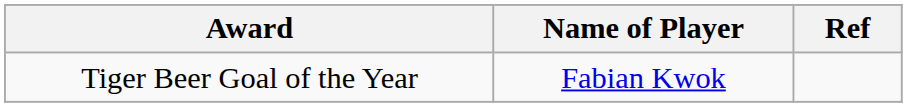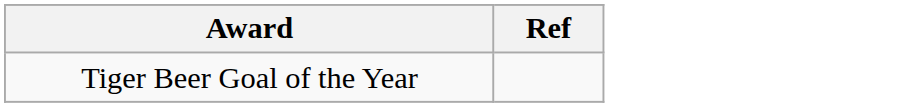- column: (643, 28)
